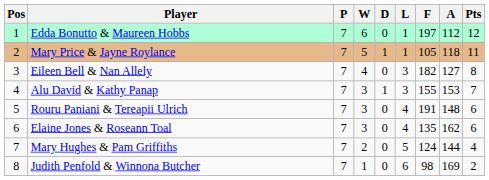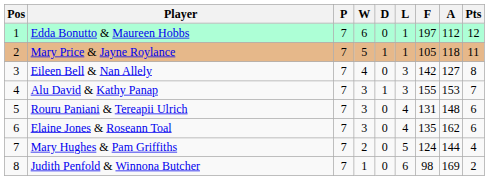(427, 71) 182 -> (427, 71) 142
(427, 109) 191 -> (427, 109) 131
